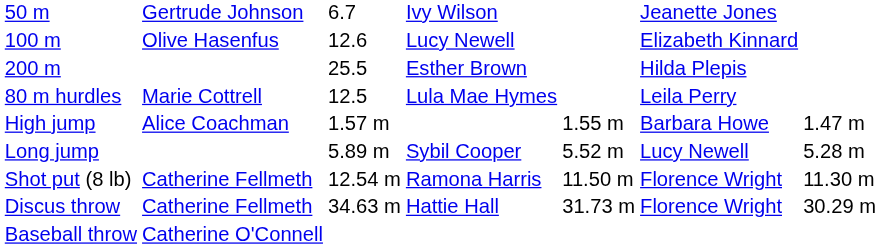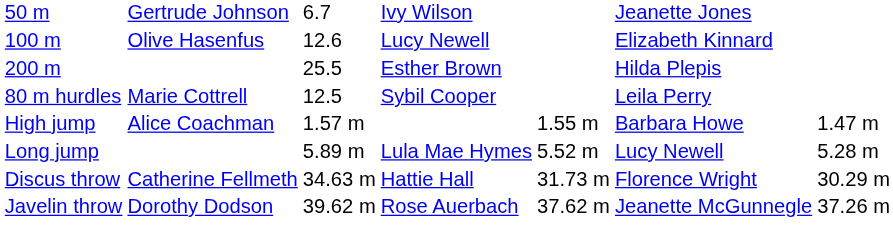(482, 96) Lula Mae Hymes -> (438, 96) Sybil Cooper
(464, 151) Sybil Cooper -> (456, 151) Lula Mae Hymes
- row: (68, 179)
+ row: (64, 207)
- row: (71, 234)
